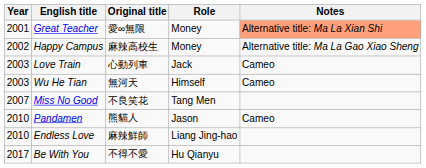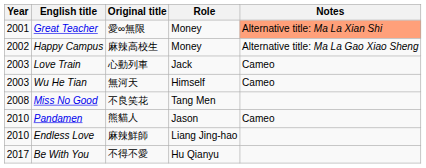(18, 100) 2007 -> (18, 100) 2008
